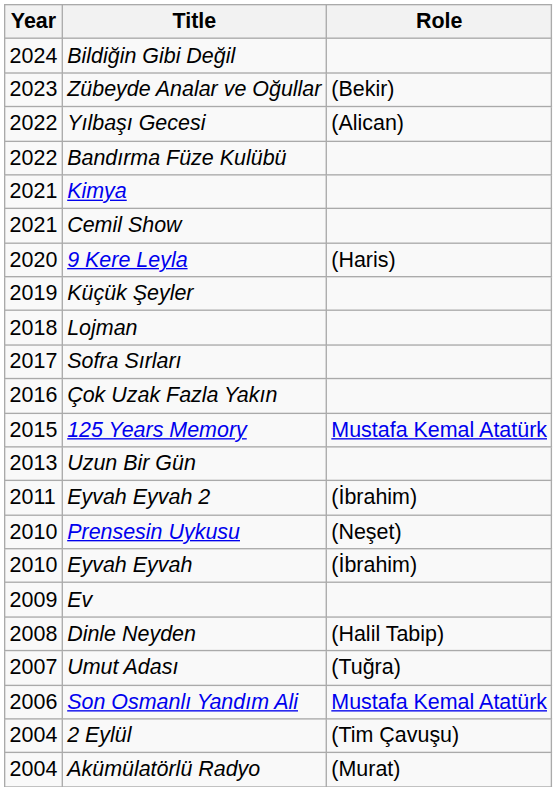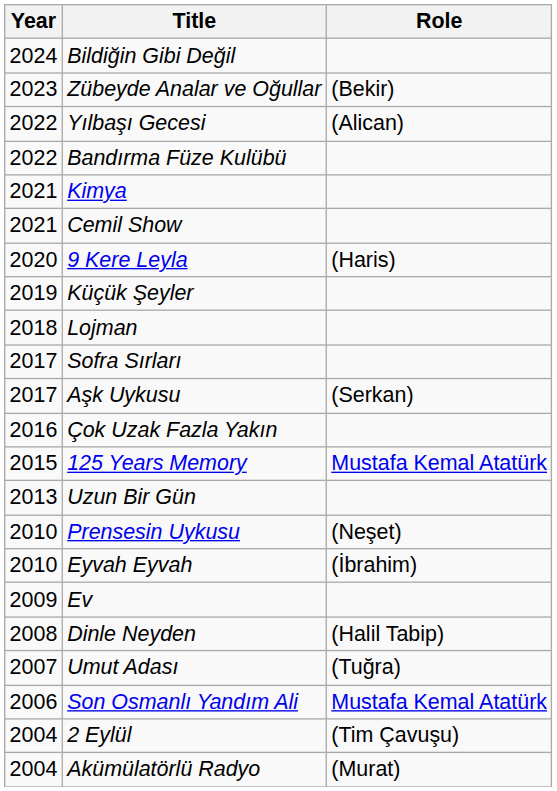+ row: (124, 395)
- row: (139, 497)
